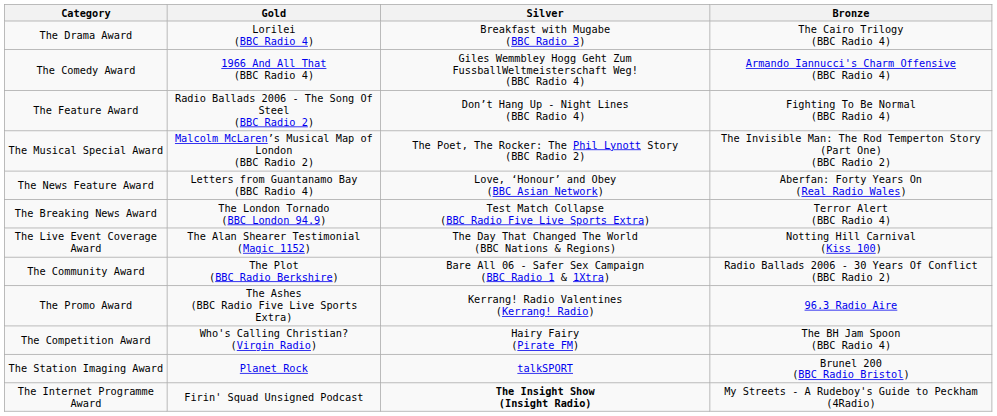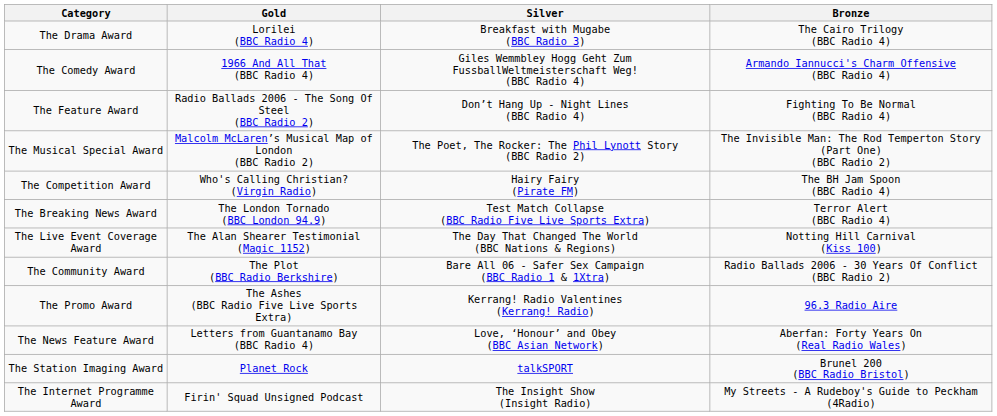rows swapped: (86, 185) <-> (86, 340)
(545, 397) bold -> (545, 397) normal
